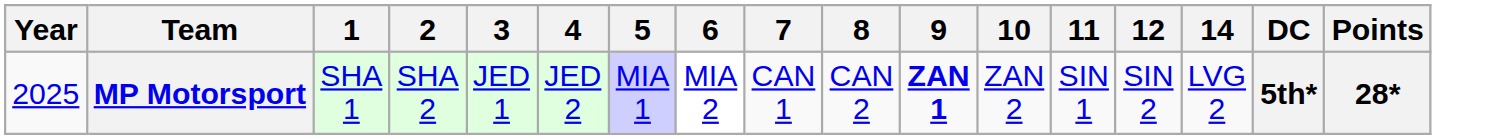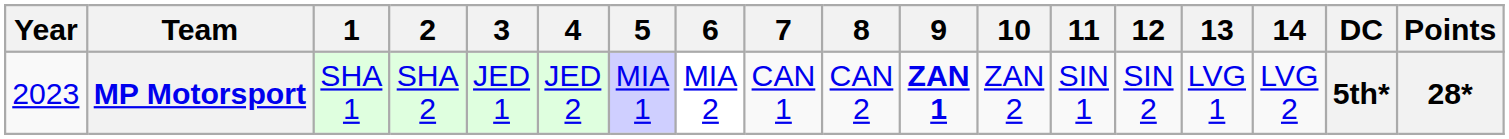+ column: (1217, 28)
(46, 93) 2025 -> (46, 93) 2023
